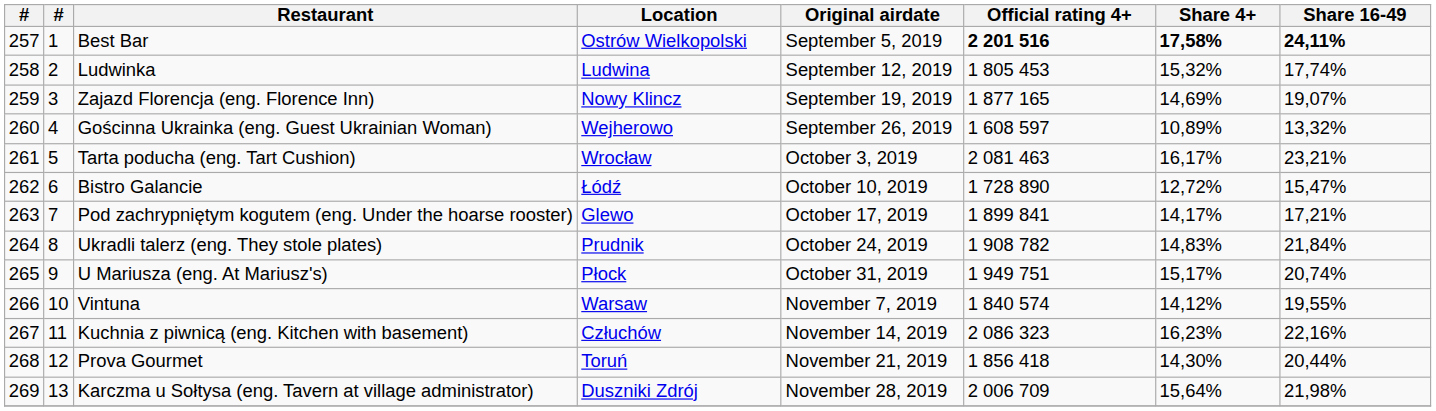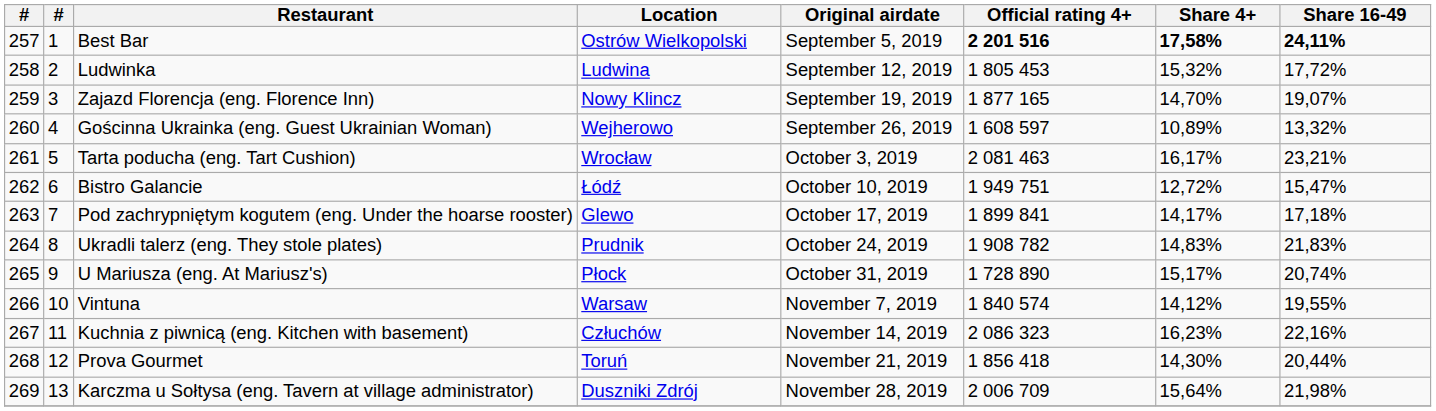(1315, 70) 17,74% -> (1315, 70) 17,72%
(1191, 99) 14,69% -> (1191, 99) 14,70%
(1009, 186) 1 728 890 -> (1009, 186) 1 949 751
(1315, 216) 17,21% -> (1315, 216) 17,18%
(1315, 245) 21,84% -> (1315, 245) 21,83%
(1009, 274) 1 949 751 -> (1009, 274) 1 728 890
